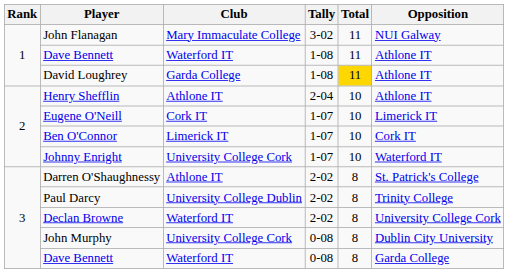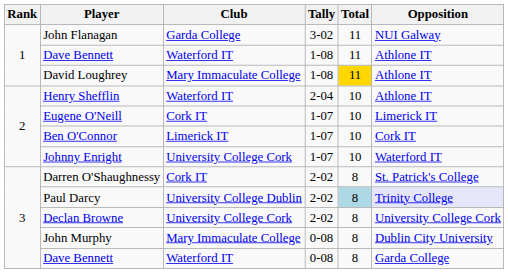(233, 34) Mary Immaculate College -> (203, 34) Garda College
(203, 75) Garda College -> (233, 75) Mary Immaculate College
(194, 95) Athlone IT -> (200, 95) Waterford IT
(194, 177) Athlone IT -> (187, 177) Cork IT
(355, 197) no background -> (355, 197) lightblue background
(414, 197) no background -> (414, 197) lavender background
(200, 217) Waterford IT -> (229, 217) University College Cork
(229, 237) University College Cork -> (233, 237) Mary Immaculate College
